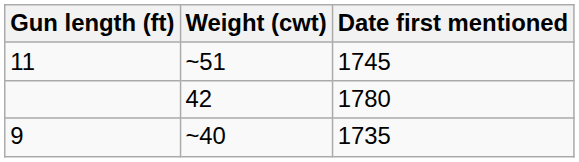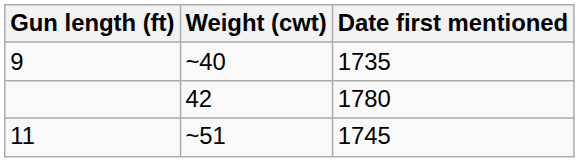rows swapped: (17, 136) <-> (23, 61)
